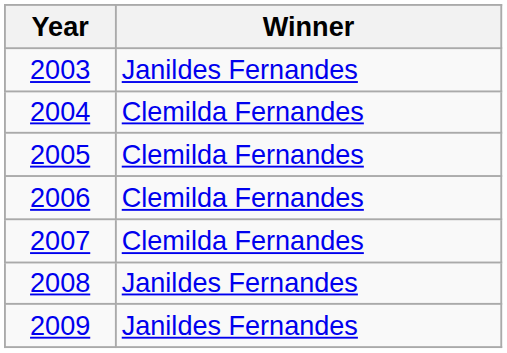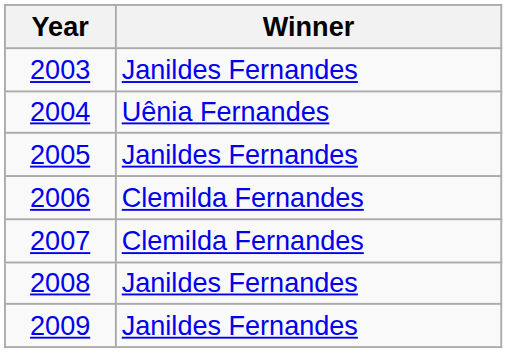(243, 112) Clemilda Fernandes -> (226, 112) Uênia Fernandes
(243, 155) Clemilda Fernandes -> (240, 155) Janildes Fernandes
